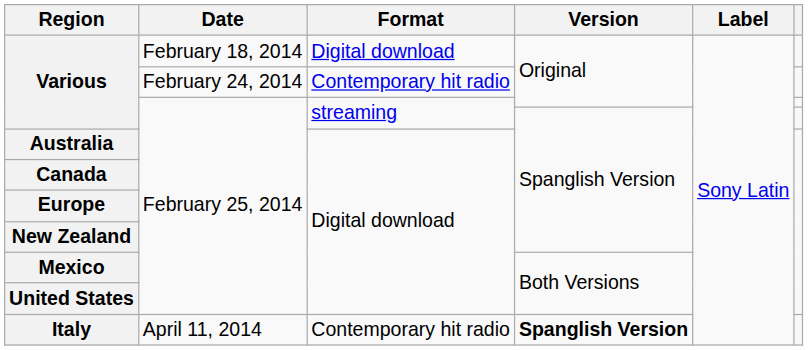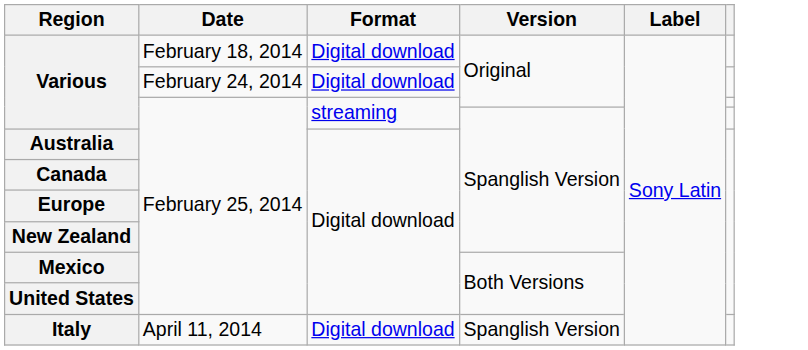(411, 81) Contemporary hit radio -> (383, 81) Digital download
(411, 329) Contemporary hit radio -> (383, 329) Digital download
(604, 329) bold -> (542, 329) normal
